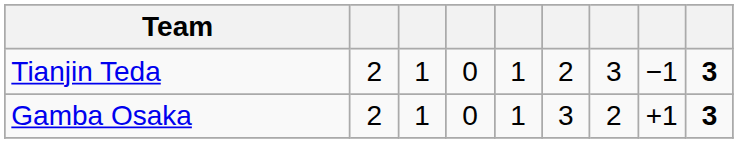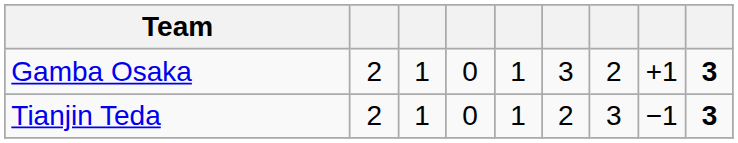rows swapped: (102, 115) <-> (86, 71)
